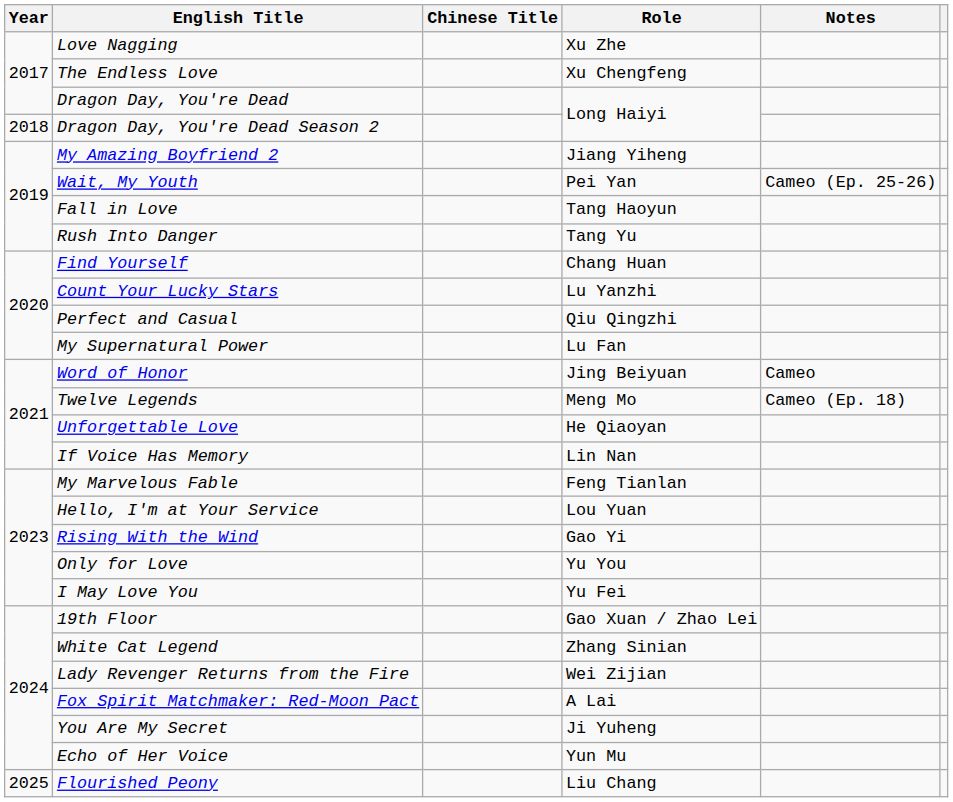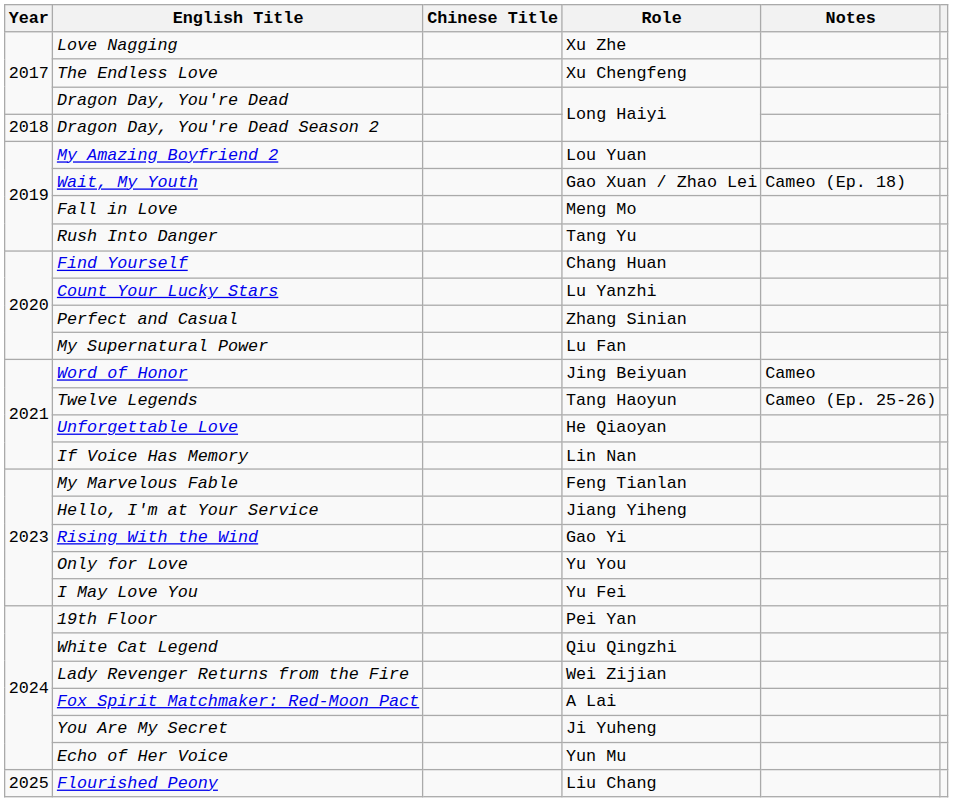(626, 155) Jiang Yiheng -> (606, 155) Lou Yuan
(601, 182) Pei Yan -> (662, 182) Gao Xuan / Zhao Lei
(851, 182) Cameo (Ep. 25-26) -> (836, 182) Cameo (Ep. 18)
(621, 210) Tang Haoyun -> (601, 210) Meng Mo
(621, 319) Qiu Qingzhi -> (626, 319) Zhang Sinian
(601, 401) Meng Mo -> (621, 401) Tang Haoyun
(836, 401) Cameo (Ep. 18) -> (851, 401) Cameo (Ep. 25-26)
(606, 510) Lou Yuan -> (626, 510) Jiang Yiheng
(662, 620) Gao Xuan / Zhao Lei -> (601, 620) Pei Yan
(626, 647) Zhang Sinian -> (621, 647) Qiu Qingzhi
